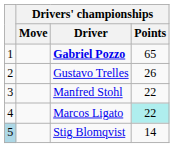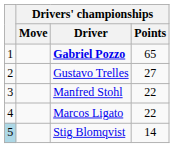(150, 73) 26 -> (150, 73) 27
(150, 112) paleturquoise background -> (150, 112) no background
